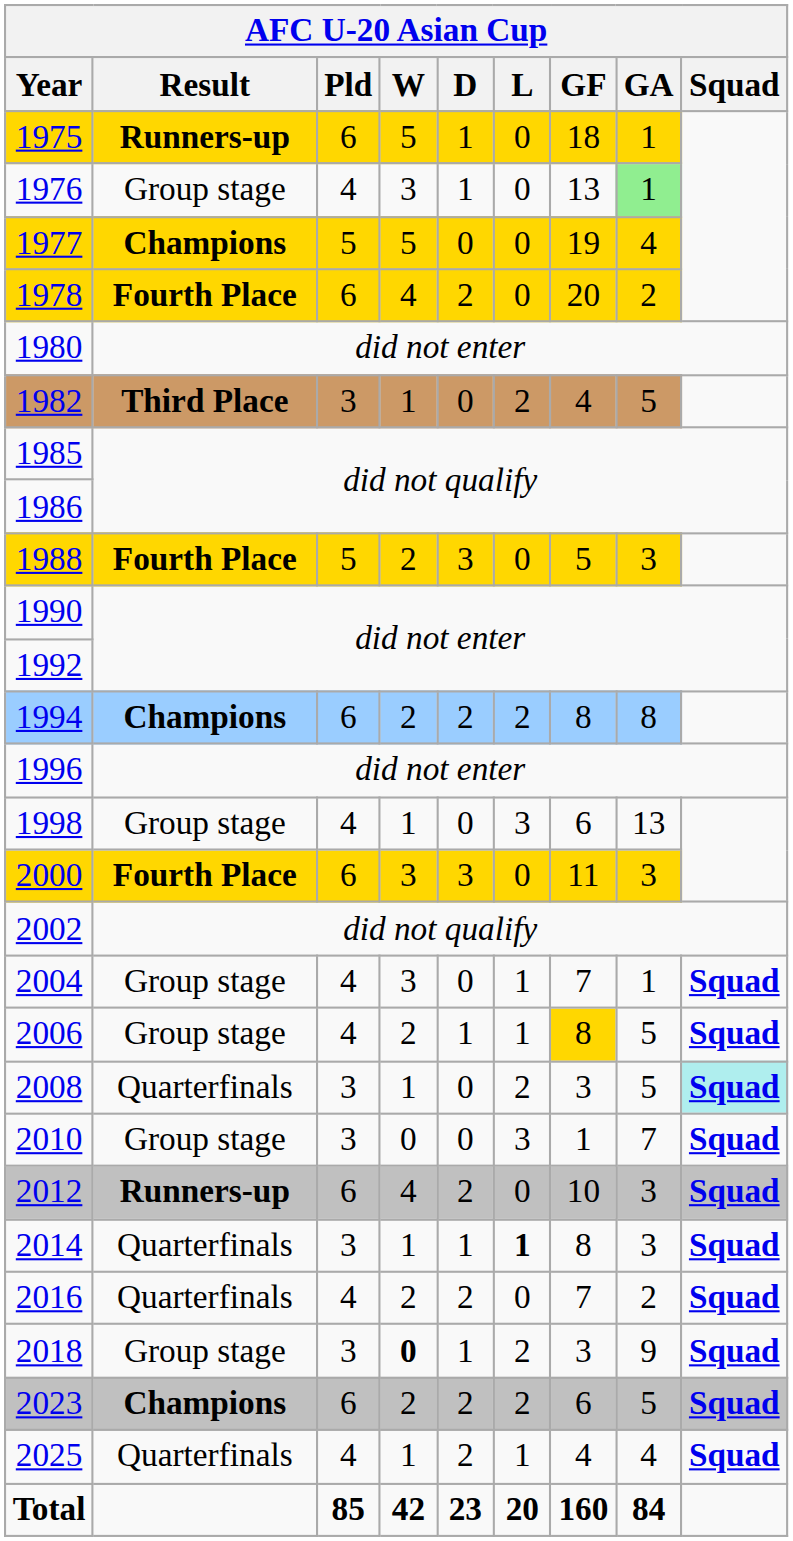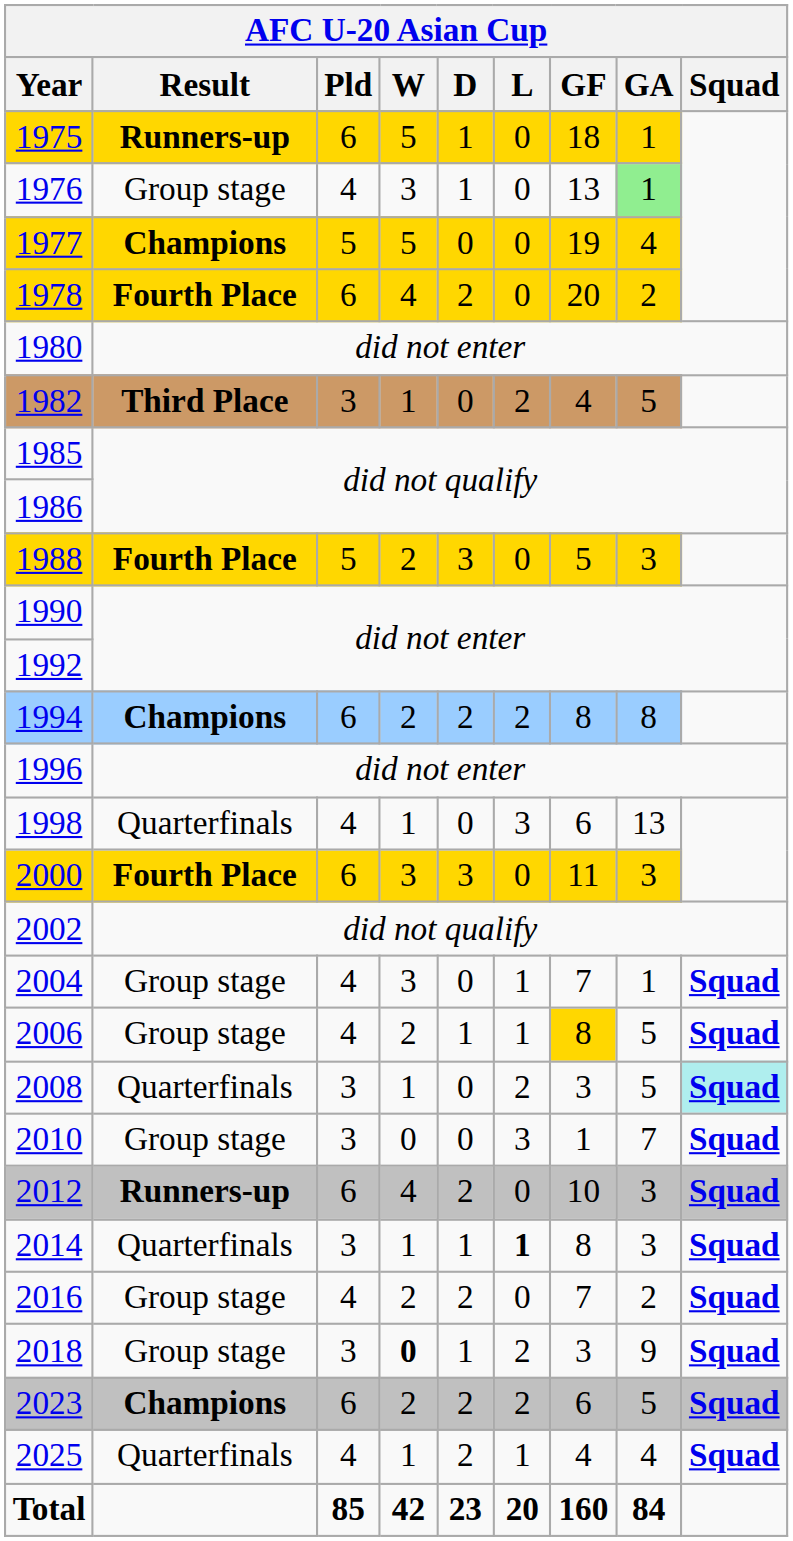(205, 822) Group stage -> (205, 822) Quarterfinals
(205, 1297) Quarterfinals -> (205, 1297) Group stage
